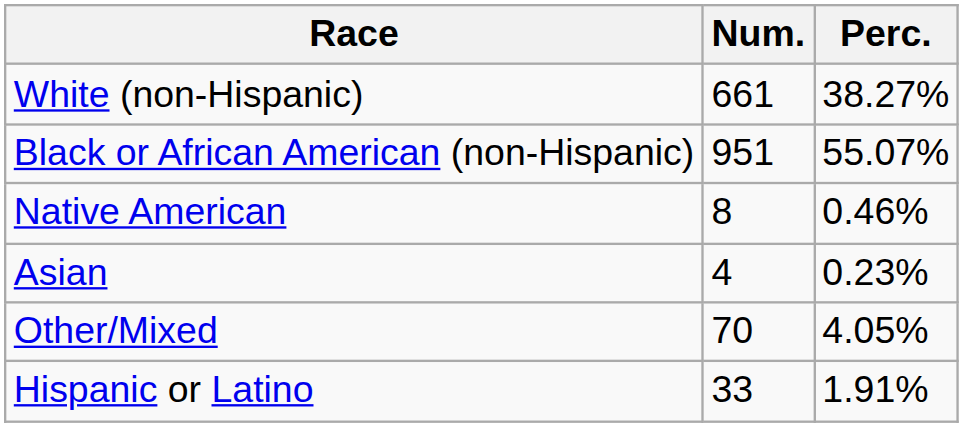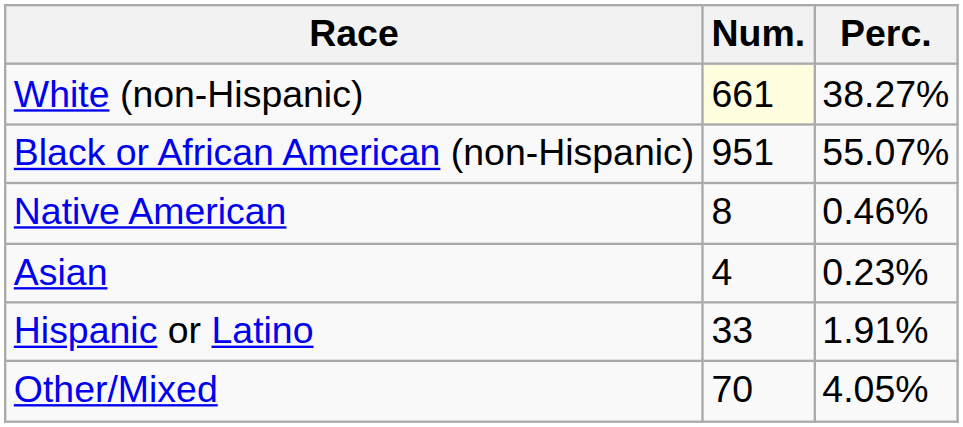(743, 93) no background -> (743, 93) lightyellow background
rows swapped: (116, 331) <-> (164, 390)
